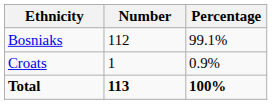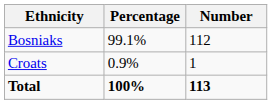columns swapped: (145, 16) <-> (226, 16)
